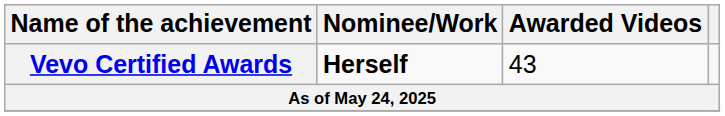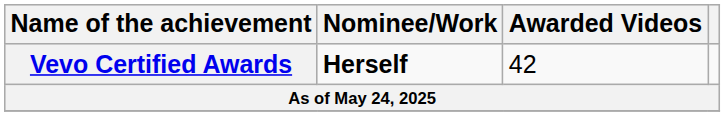(523, 63) 43 -> (523, 63) 42
